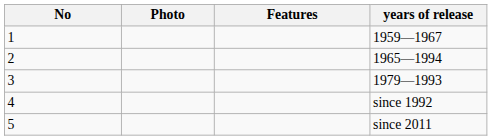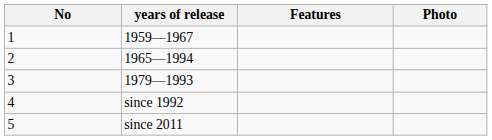columns swapped: (428, 15) <-> (168, 15)
